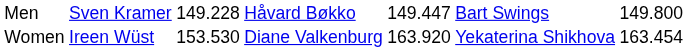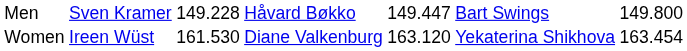(208, 37) 153.530 -> (208, 37) 161.530
(419, 37) 163.920 -> (419, 37) 163.120
